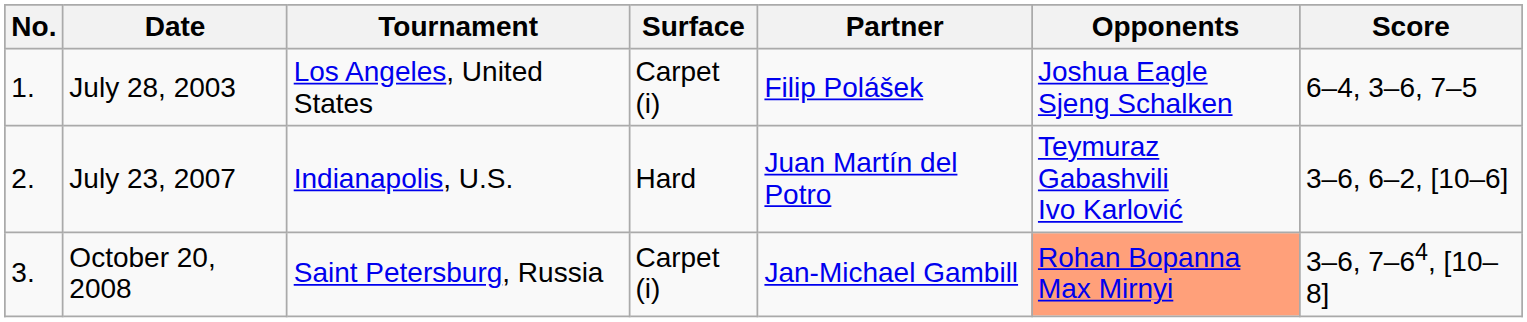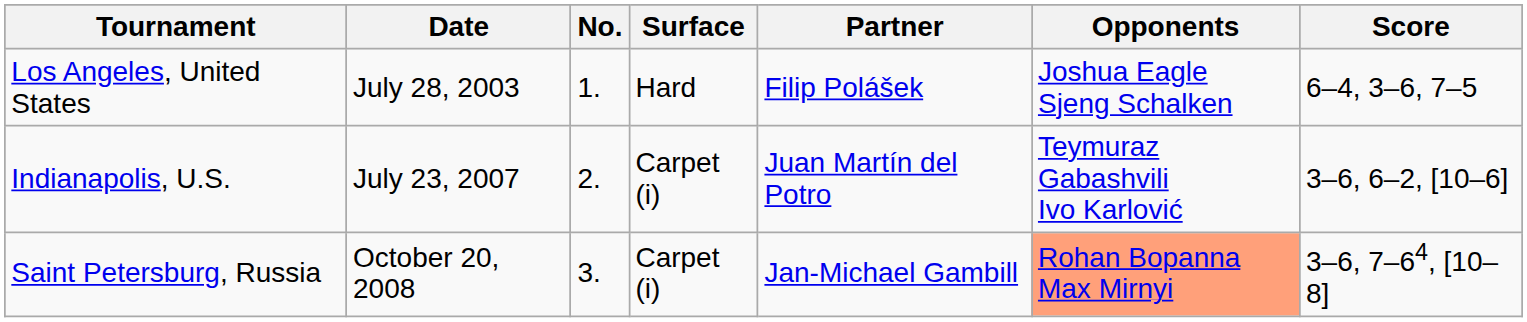columns swapped: (34, 26) <-> (458, 26)
(677, 86) Carpet (i) -> (666, 86) Hard
(666, 178) Hard -> (677, 178) Carpet (i)
